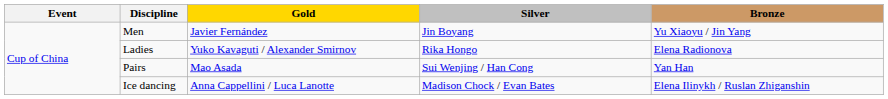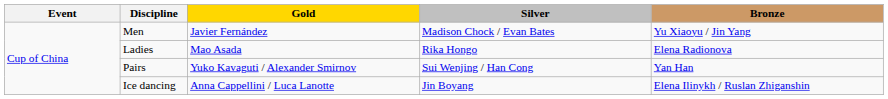(448, 31) Jin Boyang -> (488, 31) Madison Chock / Evan Bates
(273, 49) Yuko Kavaguti / Alexander Smirnov -> (216, 49) Mao Asada
(216, 67) Mao Asada -> (273, 67) Yuko Kavaguti / Alexander Smirnov
(488, 85) Madison Chock / Evan Bates -> (448, 85) Jin Boyang
